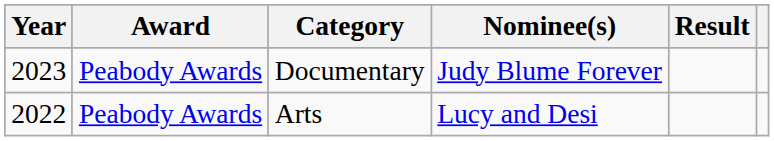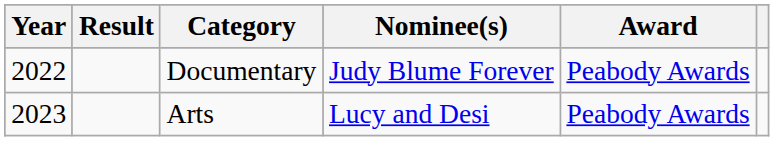columns swapped: (171, 26) <-> (712, 26)
(39, 69) 2023 -> (39, 69) 2022
(39, 113) 2022 -> (39, 113) 2023
